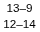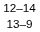rows swapped: (20, 8) <-> (20, 24)
